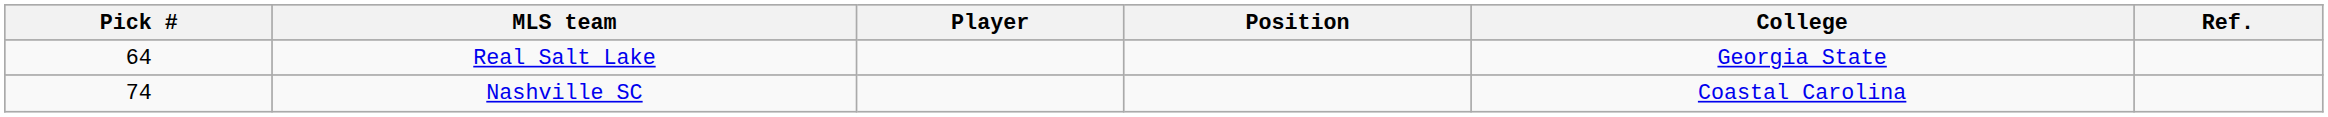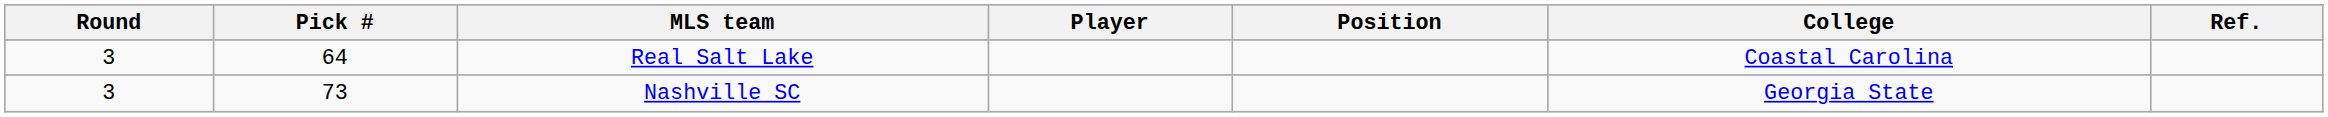+ column: (109, 23)
(1802, 58) Georgia State -> (1849, 58) Coastal Carolina
(139, 93) 74 -> (335, 93) 73
(1802, 93) Coastal Carolina -> (1849, 93) Georgia State
